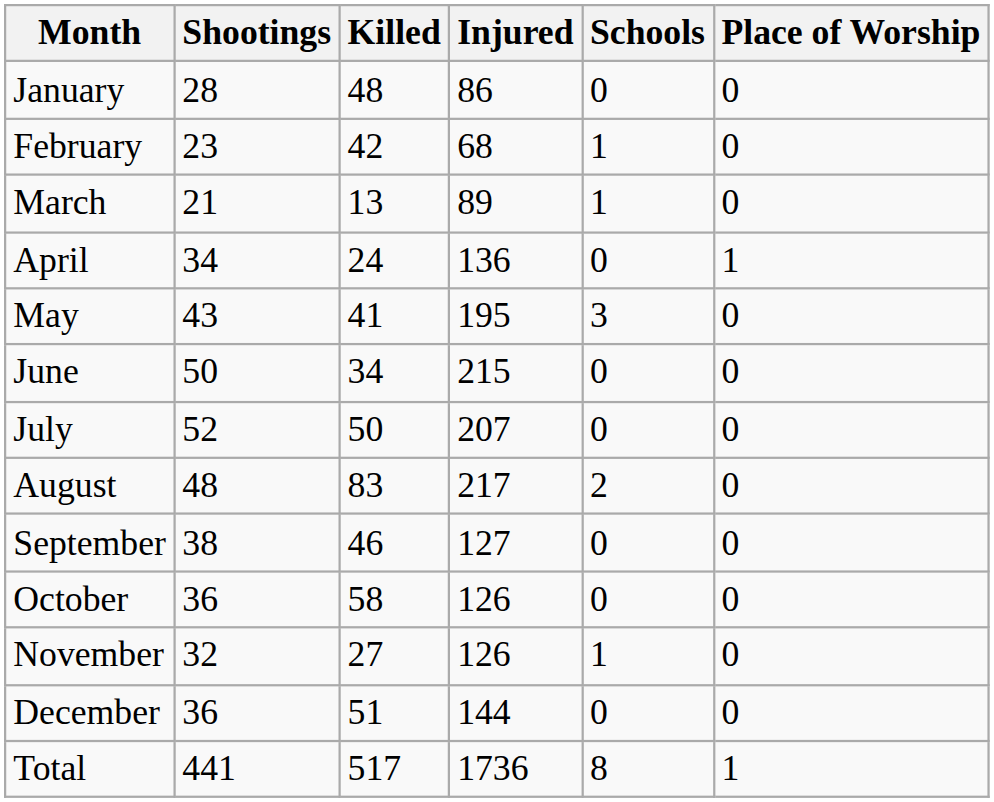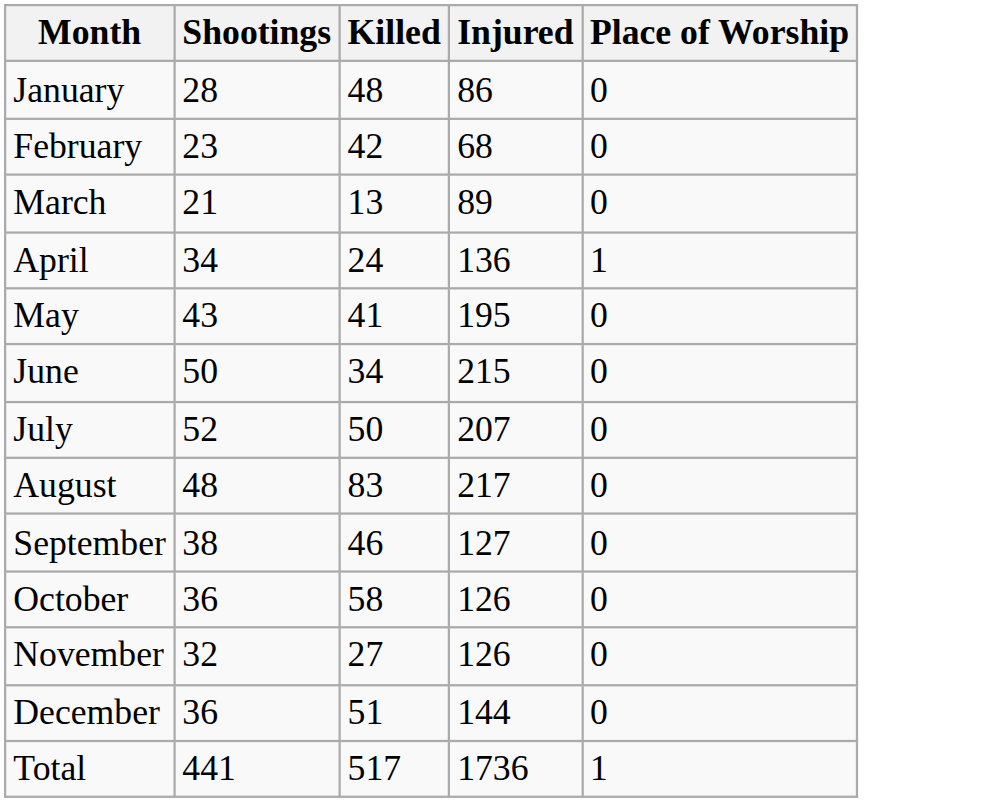- column: (647, 32)
